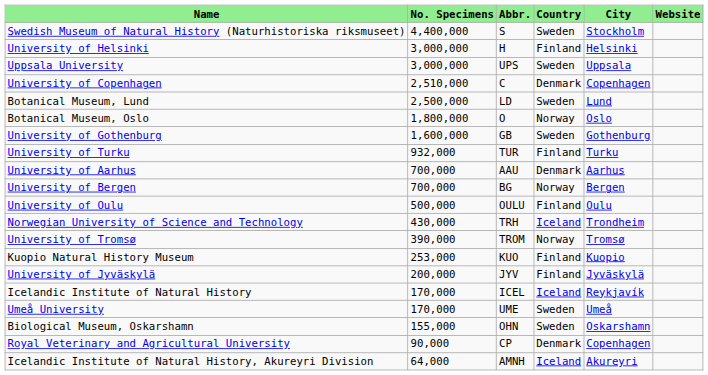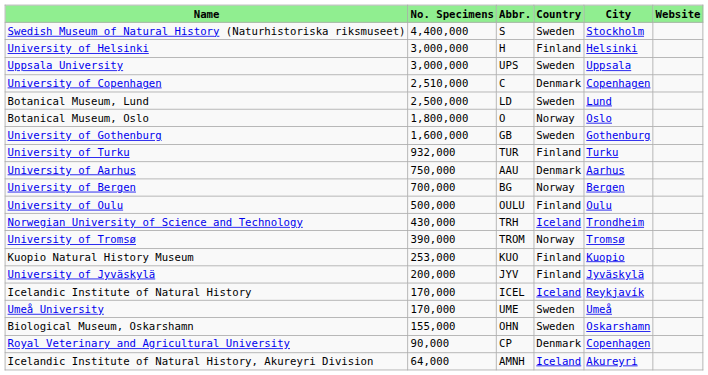(433, 170) 700,000 -> (433, 170) 750,000
